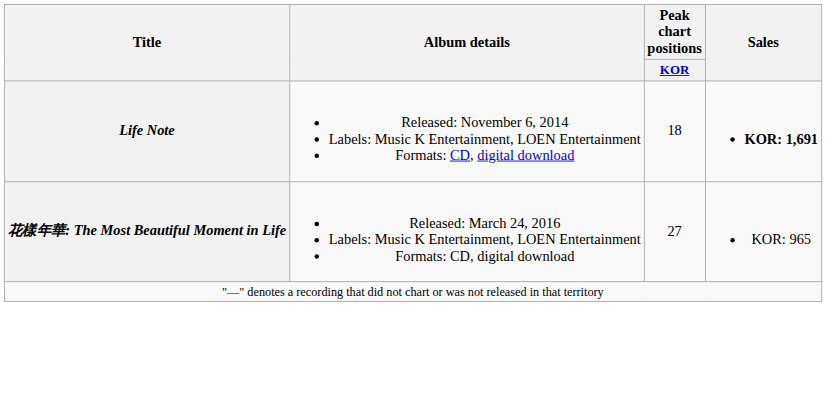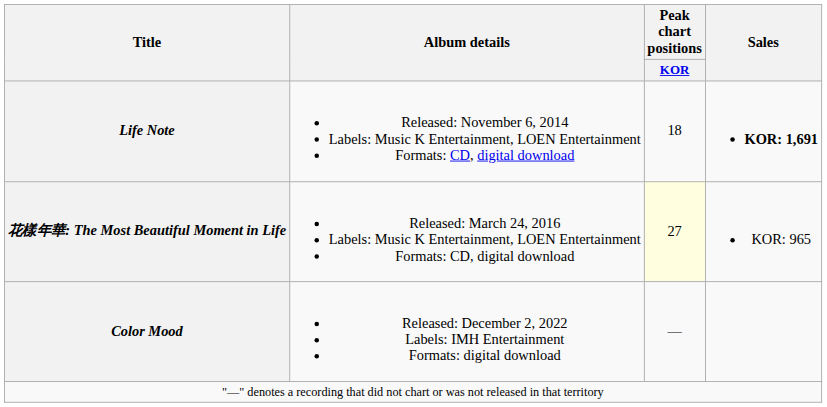(675, 231) no background -> (675, 231) lightyellow background
+ row: (147, 331)
